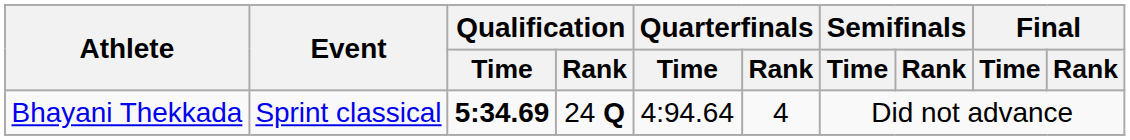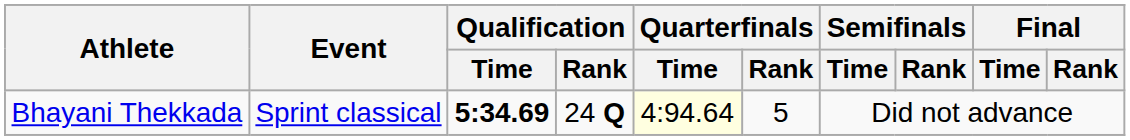(687, 113) no background -> (687, 113) lightyellow background
(781, 113) 4 -> (781, 113) 5
